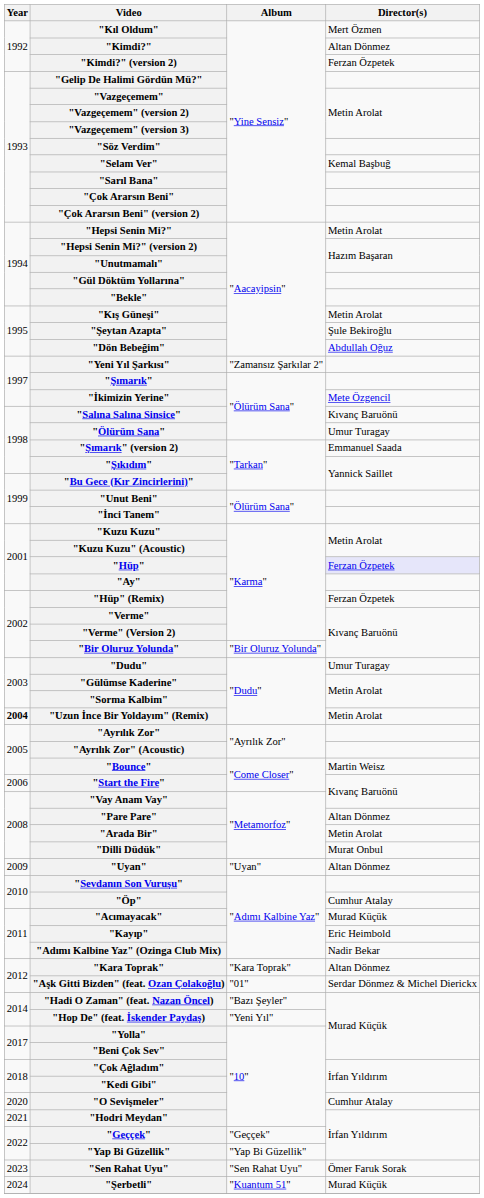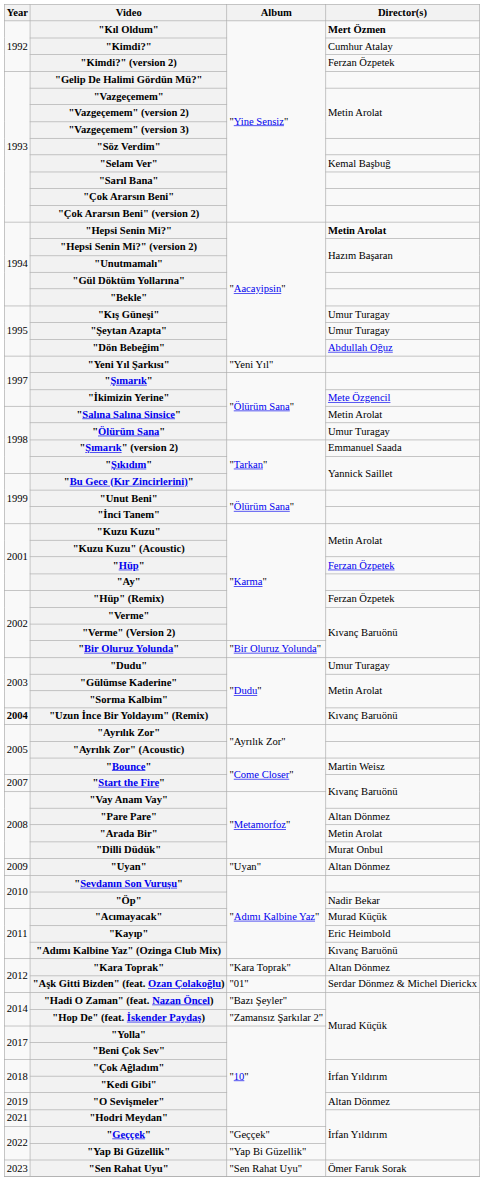(355, 29) normal -> (357, 29) bold
(359, 46) Altan Dönmez -> (360, 46) Cumhur Atalay
(355, 230) normal -> (357, 230) bold
(355, 314) Metin Arolat -> (359, 314) Umur Turagay
(360, 331) Şule Bekiroğlu -> (359, 331) Umur Turagay
(276, 364) "Zamansız Şarkılar 2" -> (251, 364) "Yeni Yıl"
(363, 414) Kıvanç Baruönü -> (355, 414) Metin Arolat
(361, 565) lavender background -> (361, 565) no background
(355, 716) Metin Arolat -> (363, 716) Kıvanç Baruönü
(17, 783) 2006 -> (17, 783) 2007
(360, 900) Cumhur Atalay -> (354, 900) Nadir Bekar
(354, 950) Nadir Bekar -> (363, 950) Kıvanç Baruönü
(251, 1017) "Yeni Yıl" -> (276, 1017) "Zamansız Şarkılar 2"
(17, 1101) 2020 -> (17, 1101) 2019
(360, 1101) Cumhur Atalay -> (359, 1101) Altan Dönmez
- row: (129, 1185)
